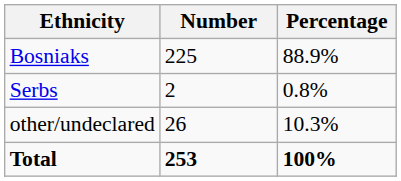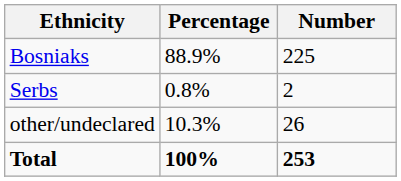columns swapped: (219, 21) <-> (337, 21)
